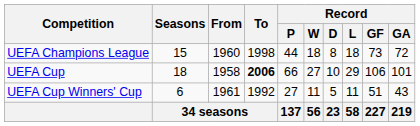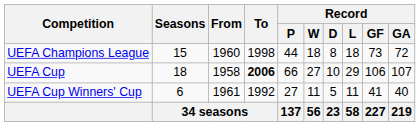(402, 72) 101 -> (402, 72) 107
(375, 92) 51 -> (375, 92) 41
(402, 92) 43 -> (402, 92) 40
